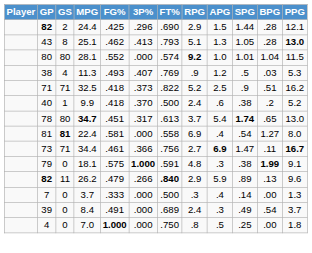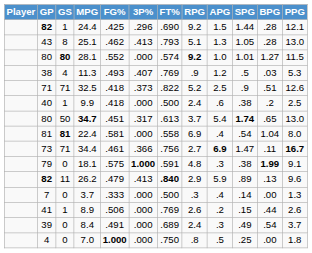(65, 27) 2 -> (65, 27) 1
(195, 27) 2.9 -> (195, 27) 9.2
(295, 42) bold -> (295, 42) normal
(65, 57) normal -> (65, 57) bold
(270, 57) 1.04 -> (270, 57) 1.27
(295, 88) 16.2 -> (295, 88) 12.6
(143, 103) .370 -> (143, 103) .000
(295, 103) 5.2 -> (295, 103) 2.5
(47, 118) 78 -> (47, 118) 80
(65, 118) 80 -> (65, 118) 50
(270, 133) 1.27 -> (270, 133) 1.04
(143, 179) .266 -> (143, 179) .413
+ row: (87, 210)
